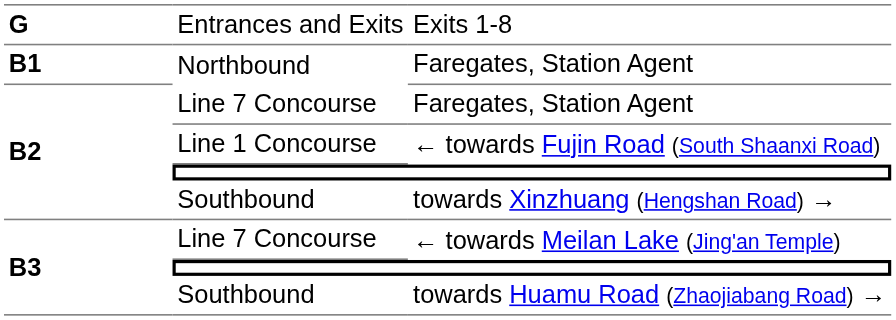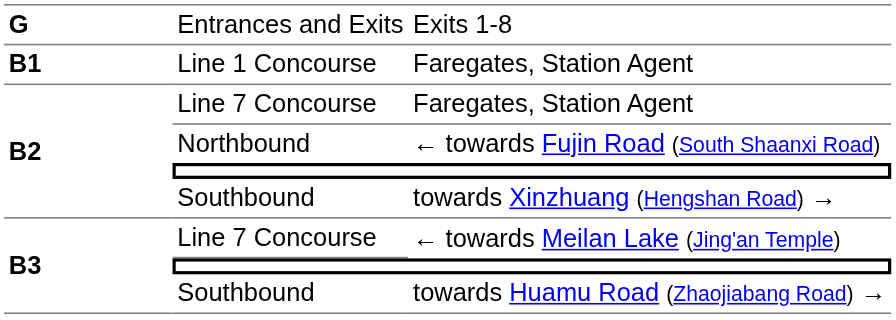(244, 64) Northbound -> (277, 64) Line 1 Concourse
(277, 143) Line 1 Concourse -> (244, 143) Northbound
